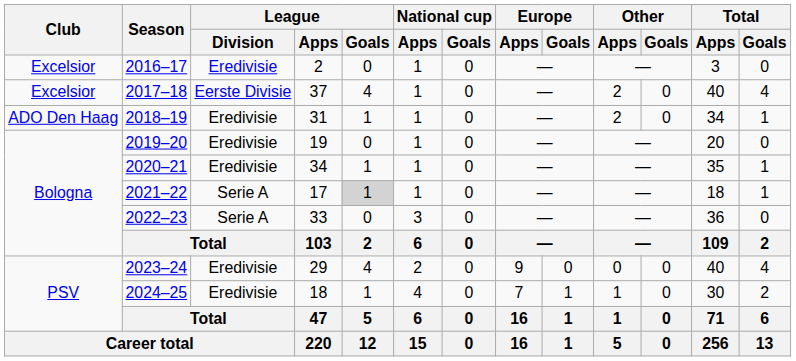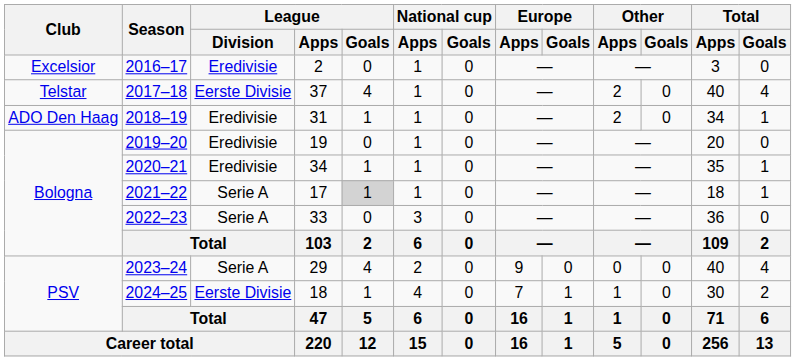(63, 92) Excelsior -> (63, 92) Telstar
(243, 268) Eredivisie -> (243, 268) Serie A
(243, 293) Eredivisie -> (243, 293) Eerste Divisie
